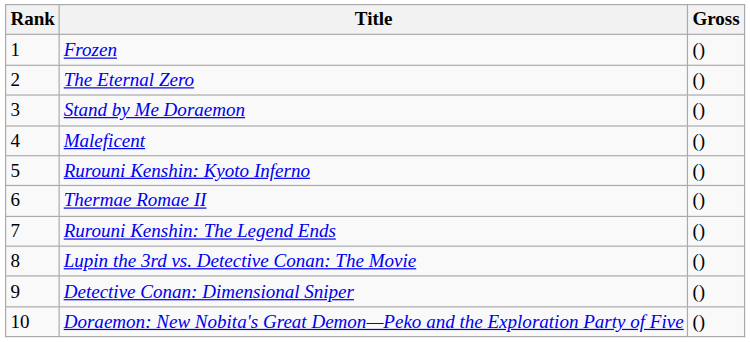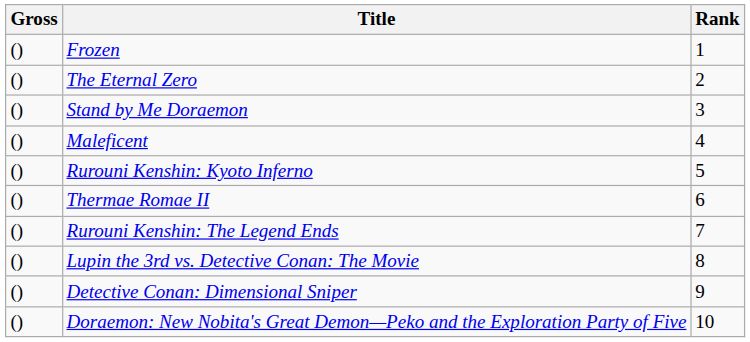columns swapped: (33, 19) <-> (716, 19)
